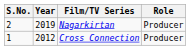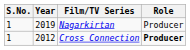(9, 25) 2 -> (9, 25) 1
(163, 38) normal -> (163, 38) bold
